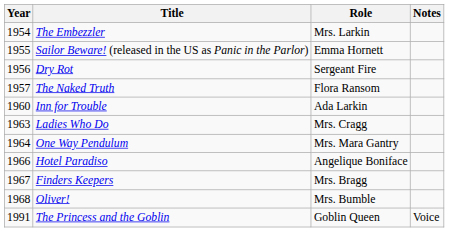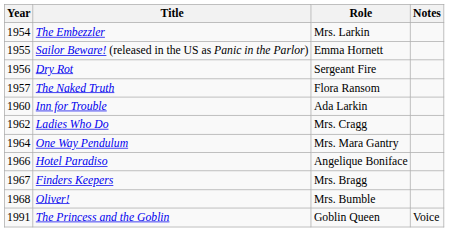(19, 124) 1963 -> (19, 124) 1962
